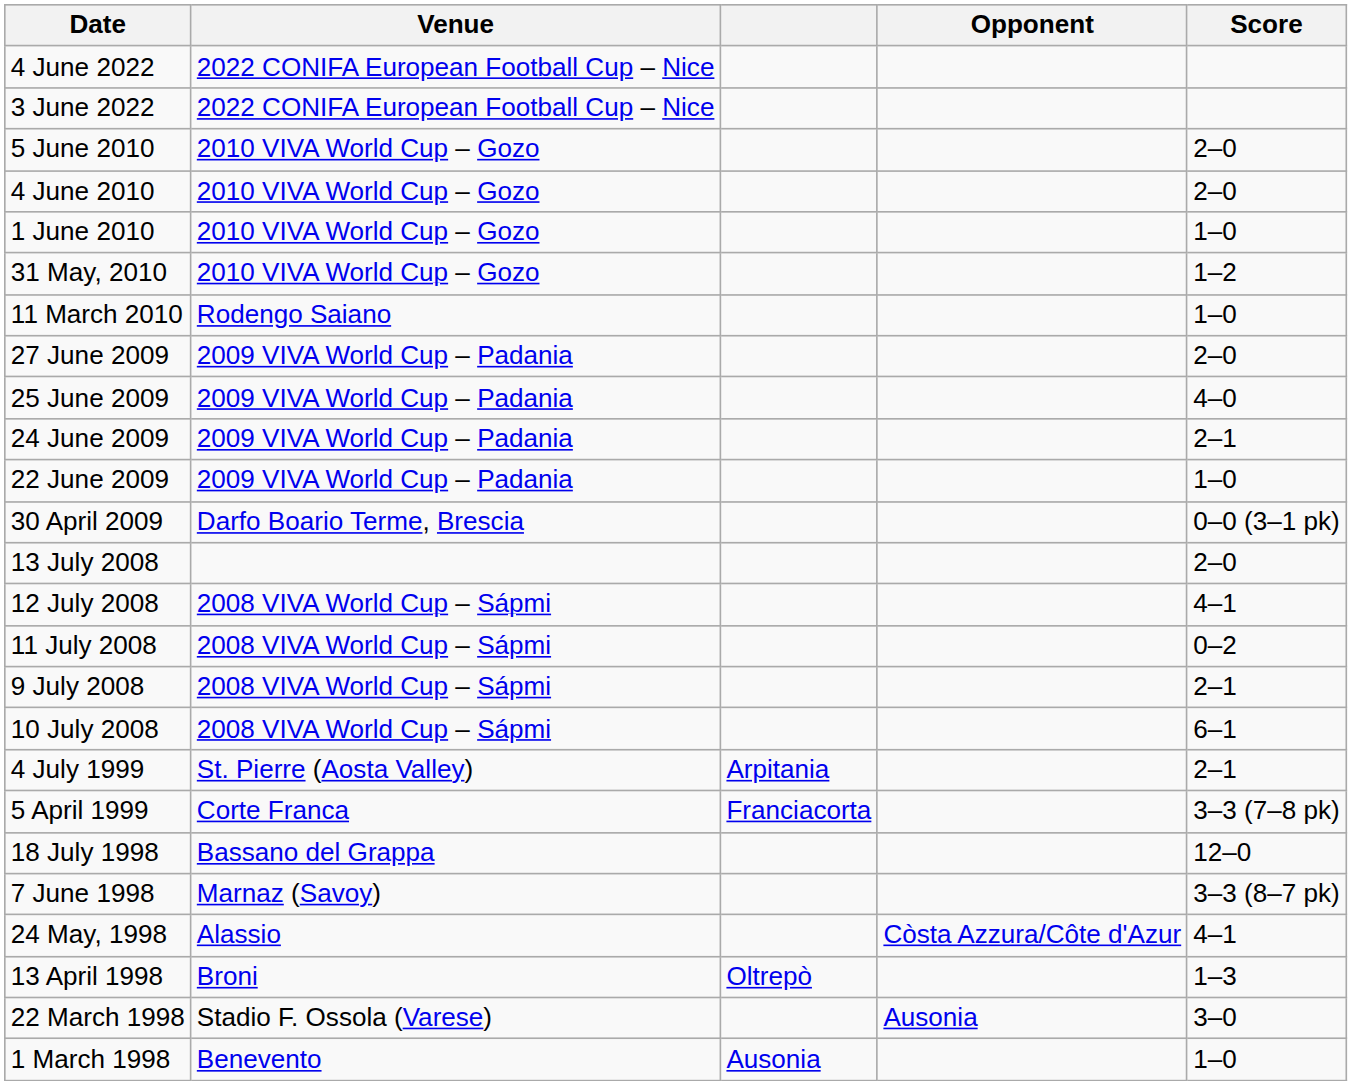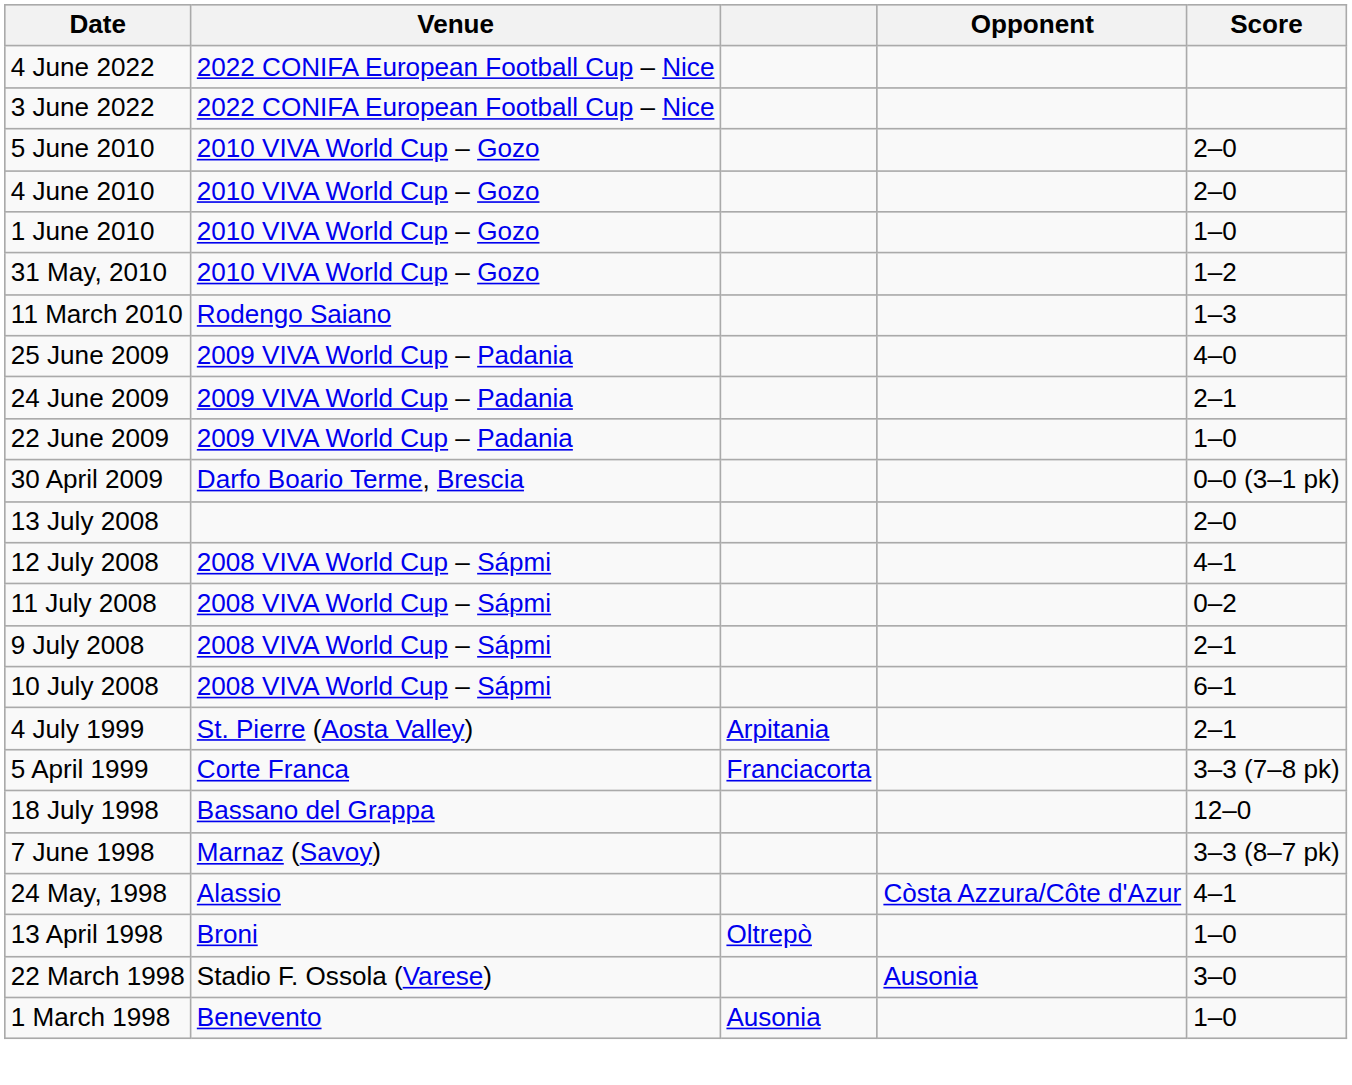(1215, 314) 1–0 -> (1215, 314) 1–3
- row: (90, 356)
(1215, 976) 1–3 -> (1215, 935) 1–0
